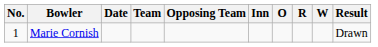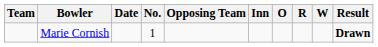columns swapped: (16, 13) <-> (147, 13)
(351, 32) normal -> (353, 32) bold
